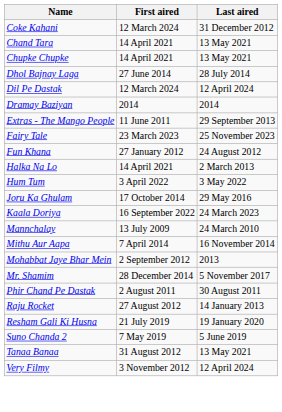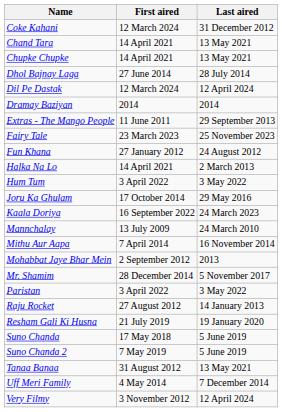+ row: (23, 290)
- row: (51, 290)
+ row: (33, 337)
+ row: (39, 383)
